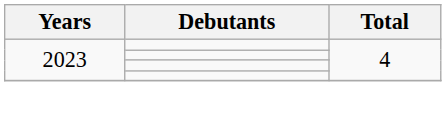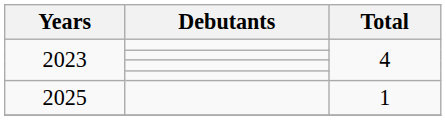+ row: (65, 97)
